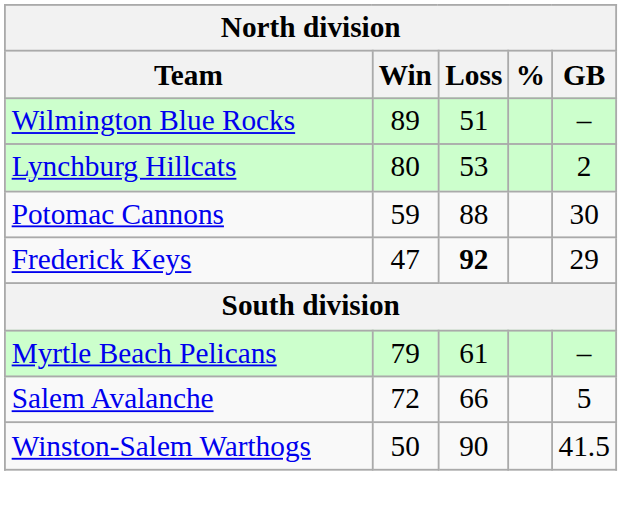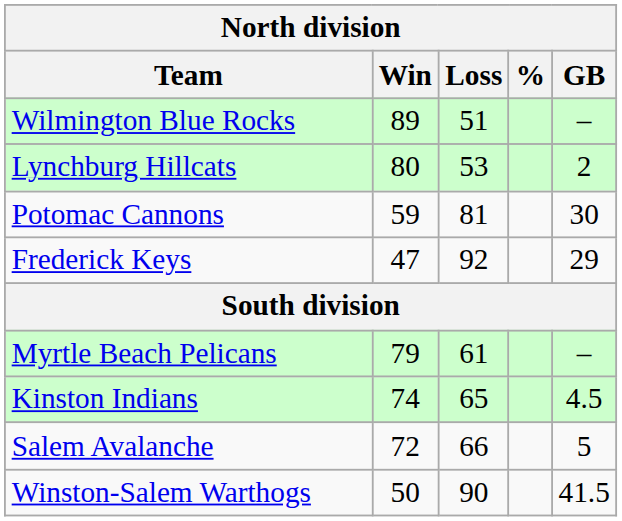(474, 213) 88 -> (474, 213) 81
(474, 259) bold -> (474, 259) normal
+ row: (105, 399)
